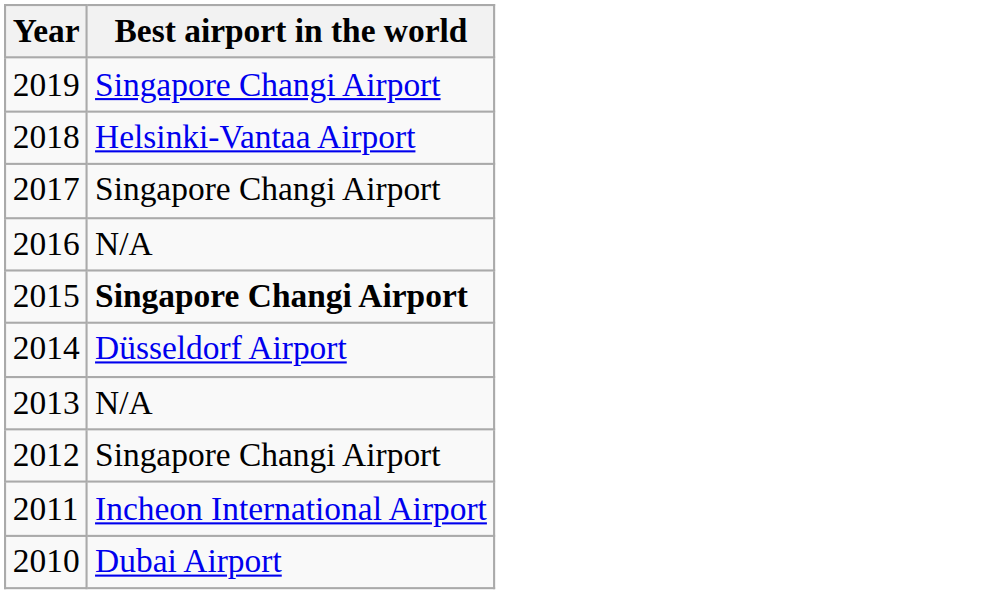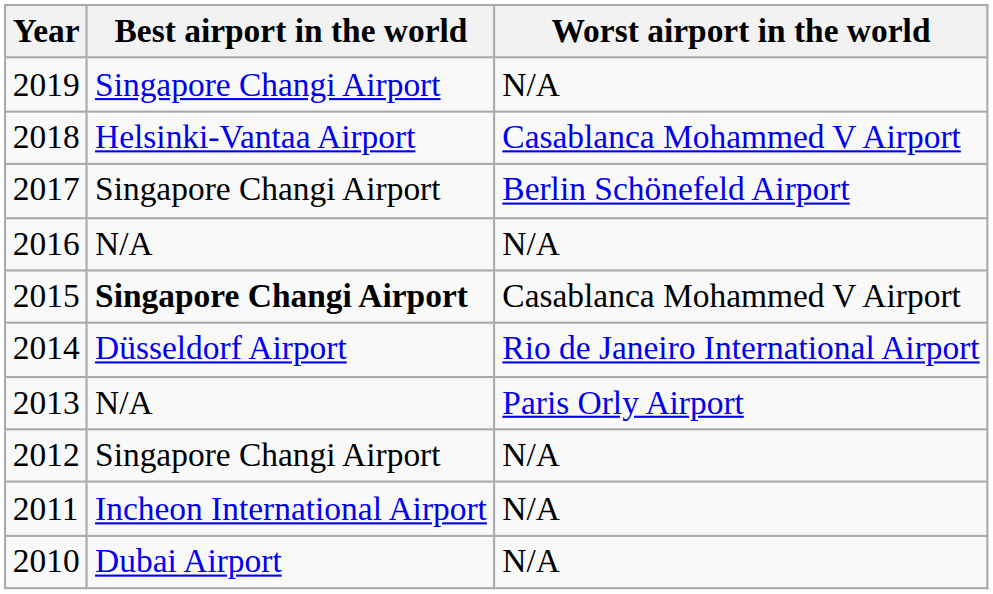+ column: (741, 31)
